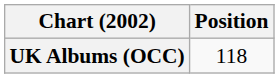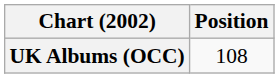(232, 55) 118 -> (232, 55) 108
